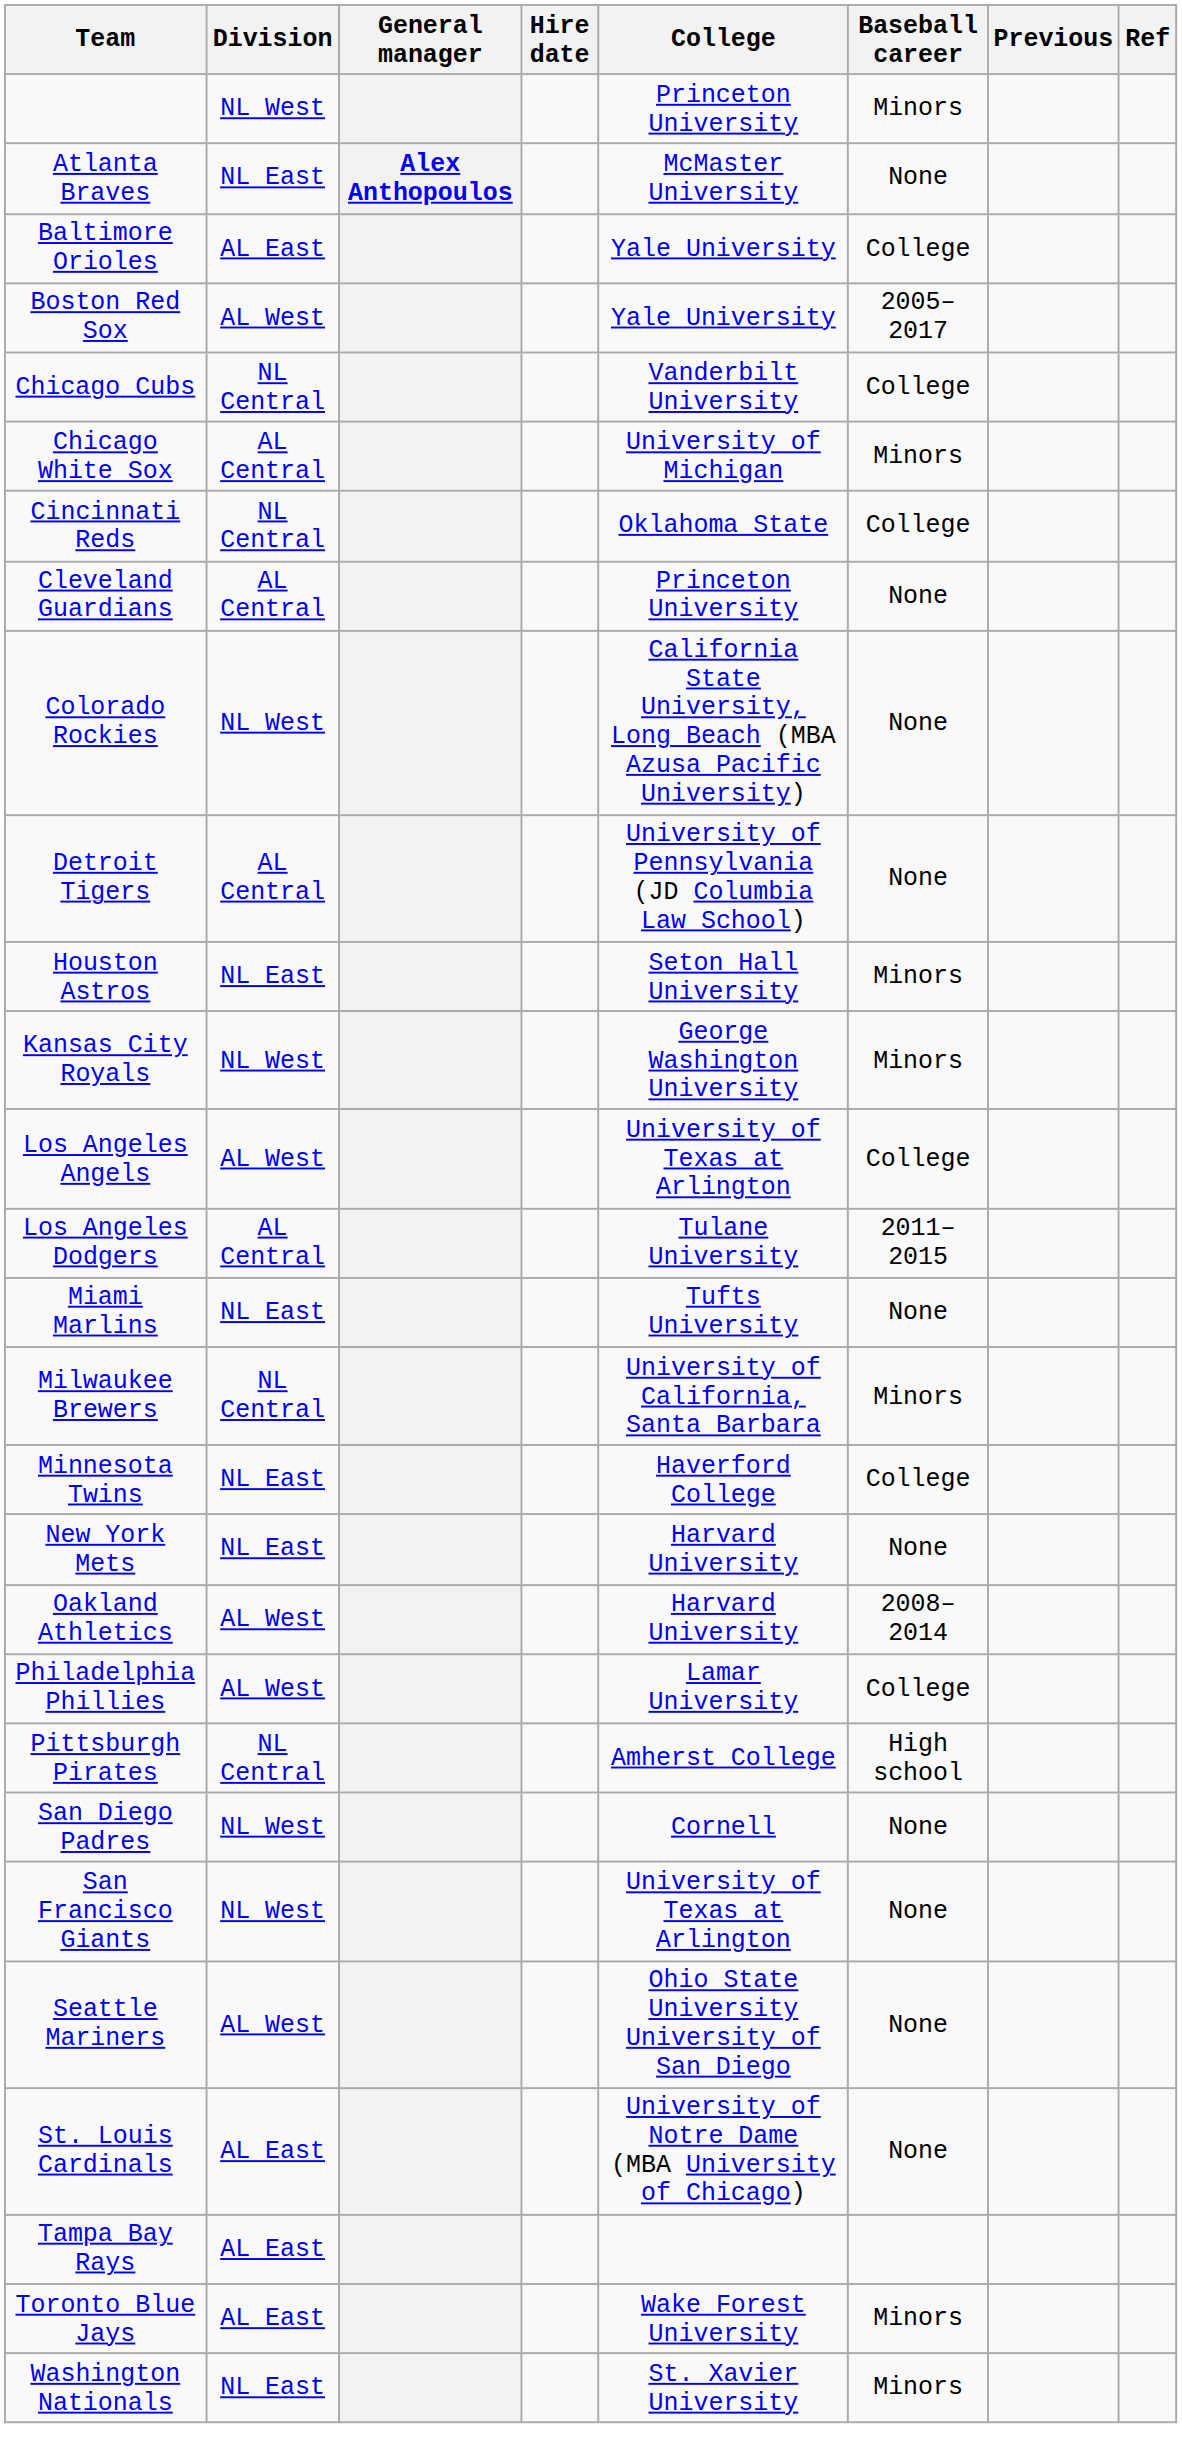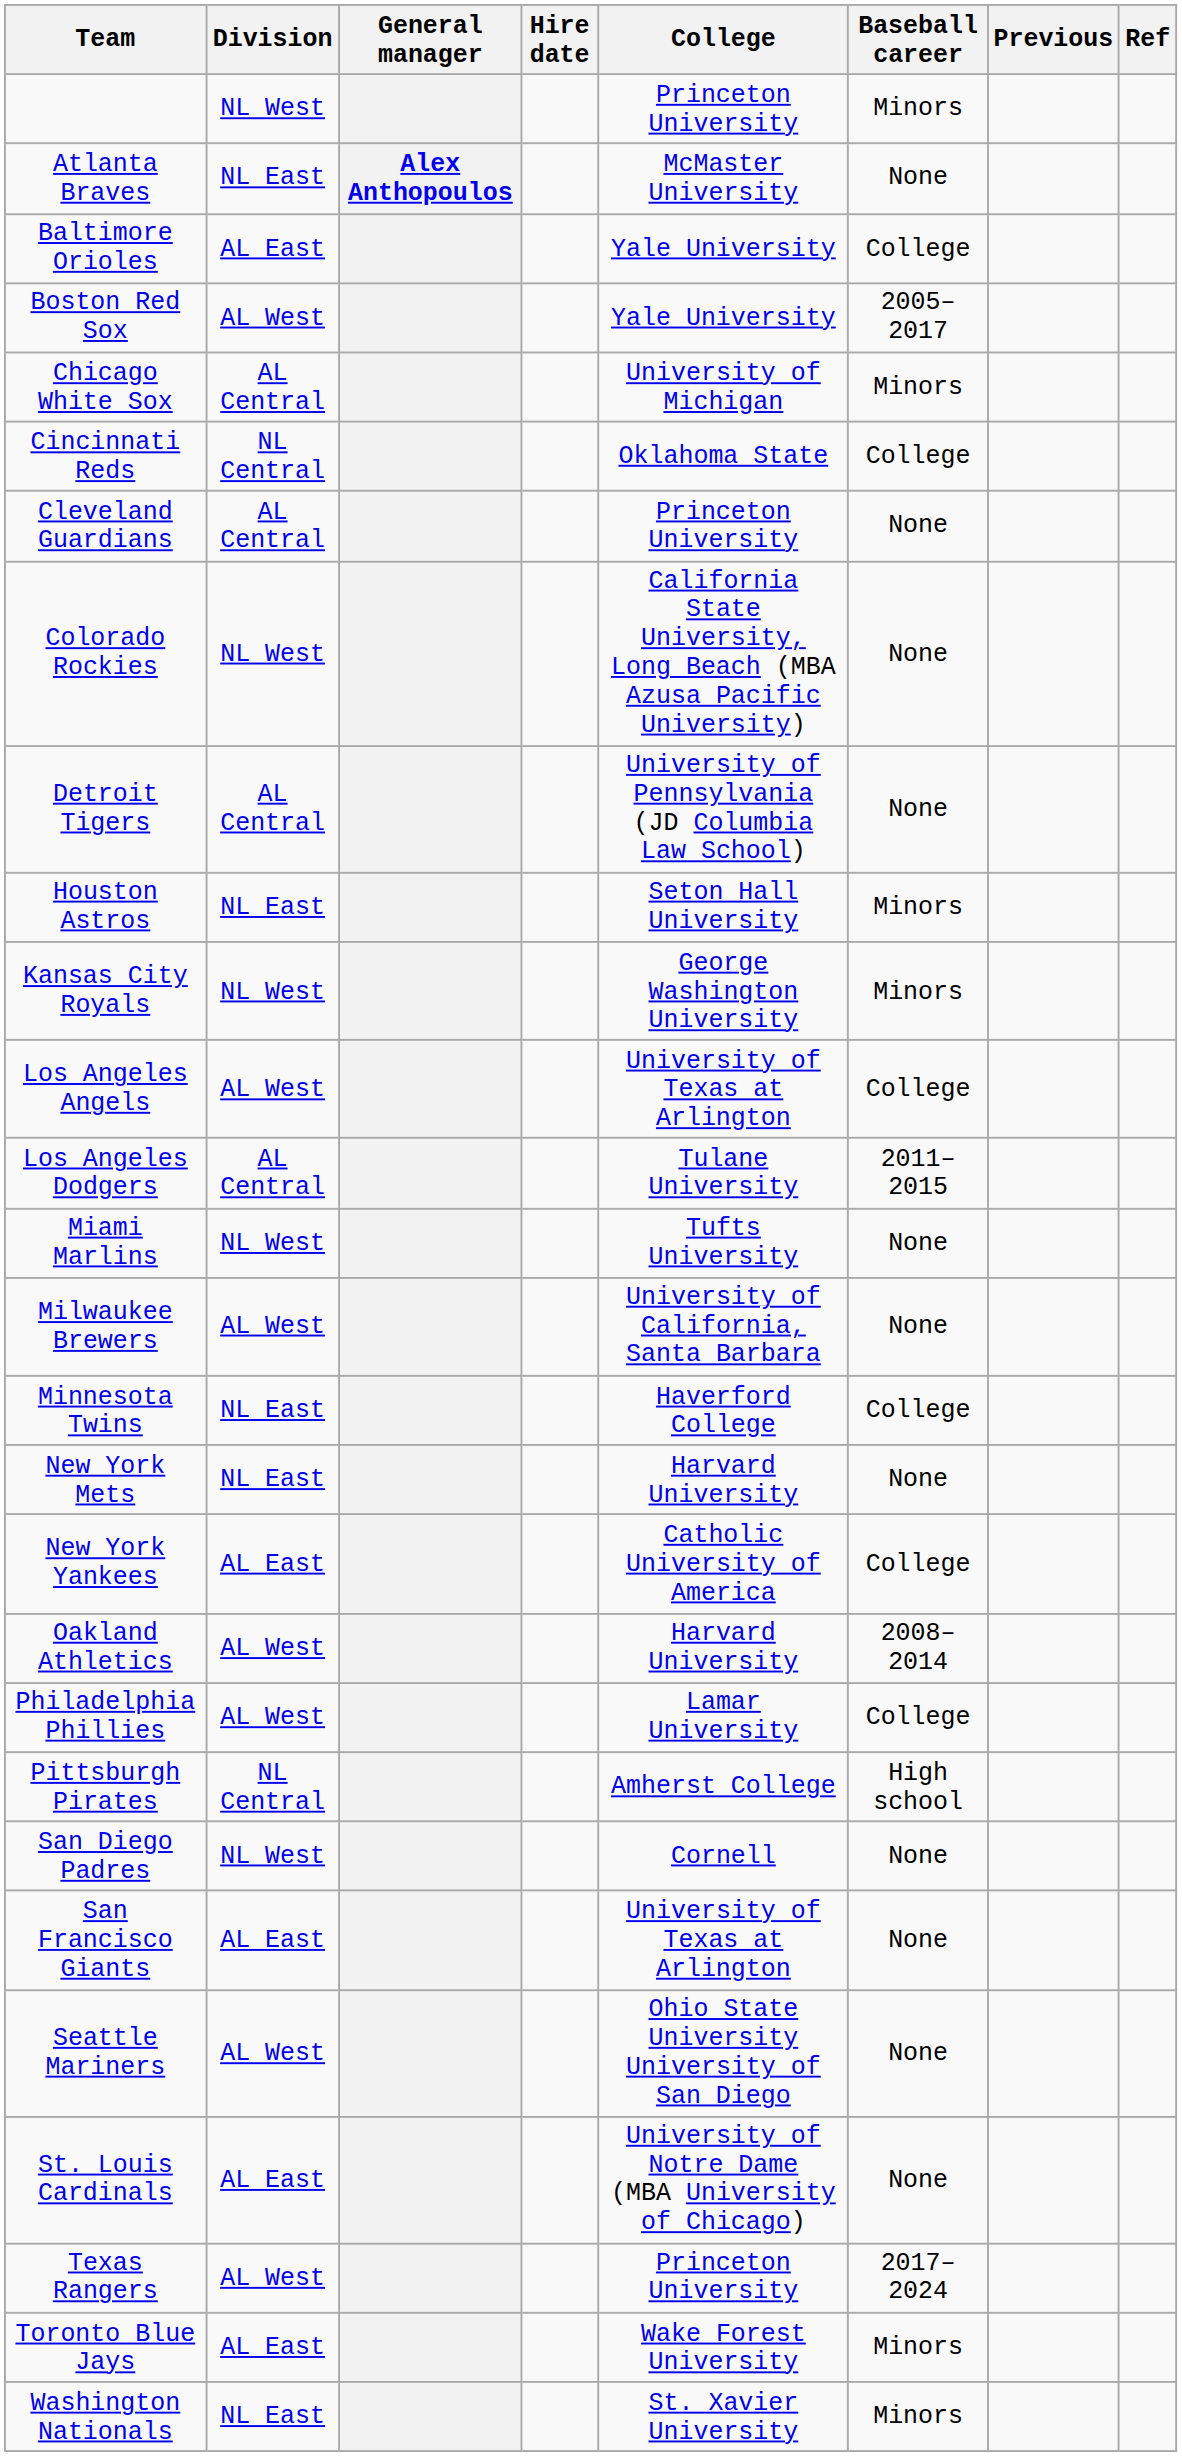- row: (105, 387)
(273, 1312) NL East -> (273, 1243) NL West
(273, 1396) NL Central -> (273, 1327) AL West
(918, 1396) Minors -> (918, 1327) None
+ row: (105, 1564)
(273, 1911) NL West -> (273, 1940) AL East
- row: (105, 2249)
+ row: (105, 2278)
